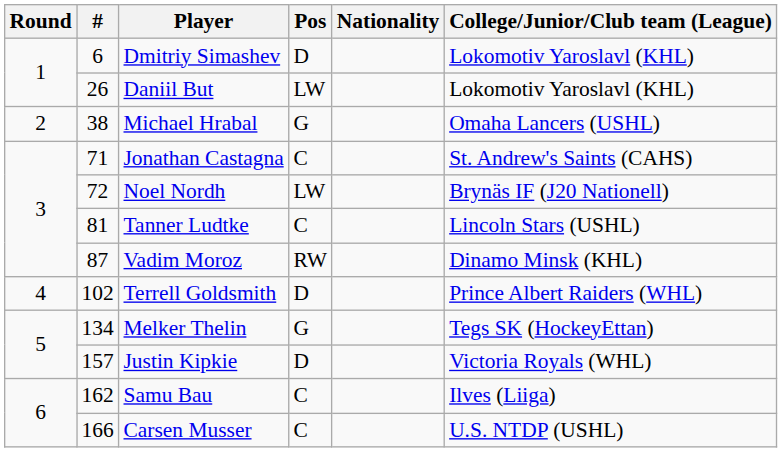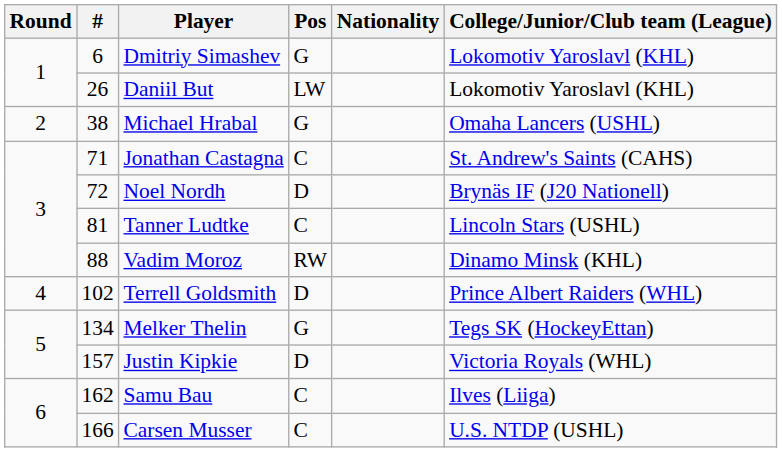(301, 55) D -> (301, 55) G
(309, 191) LW -> (301, 191) D
(98, 259) 87 -> (98, 259) 88
